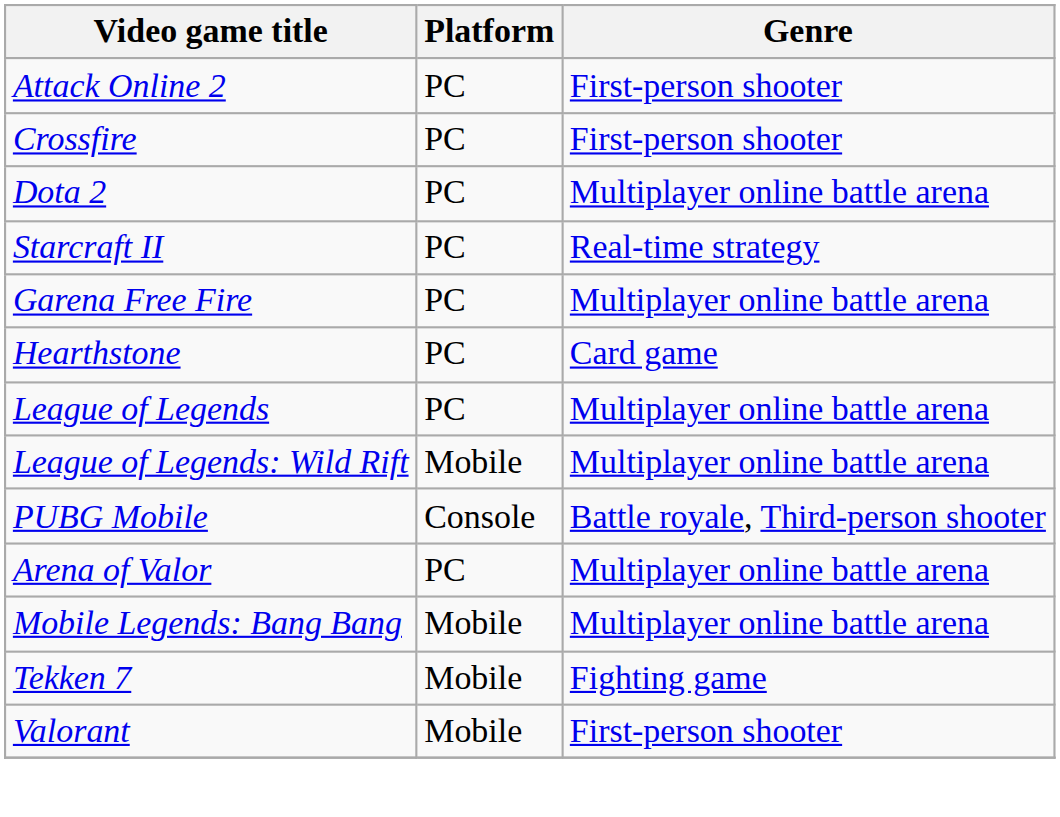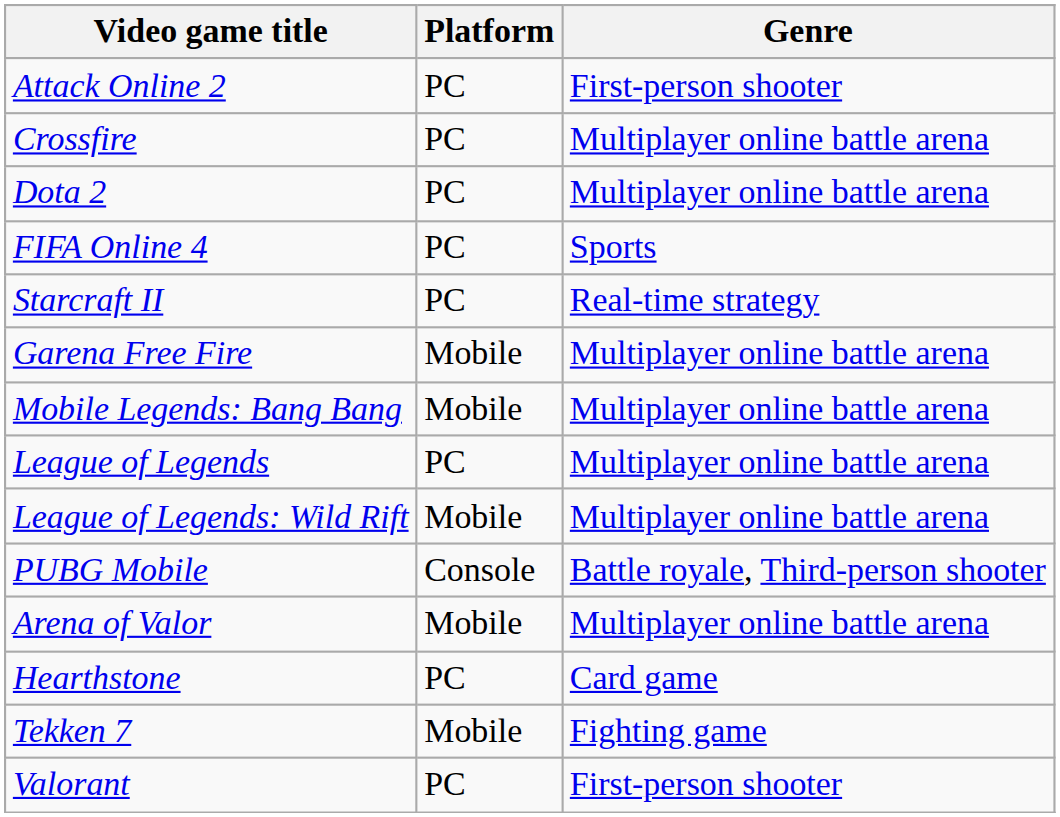(706, 138) First-person shooter -> (779, 138) Multiplayer online battle arena
+ row: (110, 246)
(445, 300) PC -> (473, 354) Mobile
rows swapped: (97, 354) <-> (207, 623)
(445, 569) PC -> (473, 623) Mobile
(473, 730) Mobile -> (445, 784) PC
